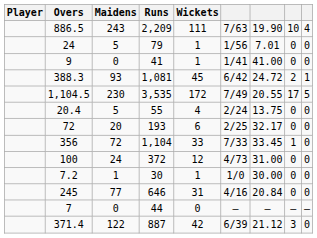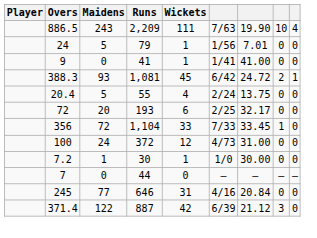- row: (69, 94)
rows swapped: (69, 192) <-> (69, 208)
